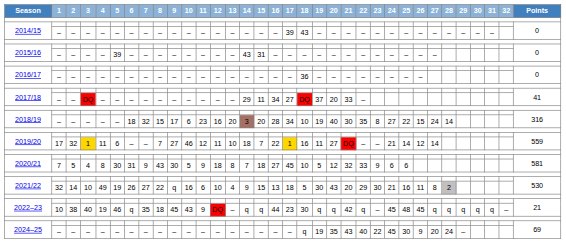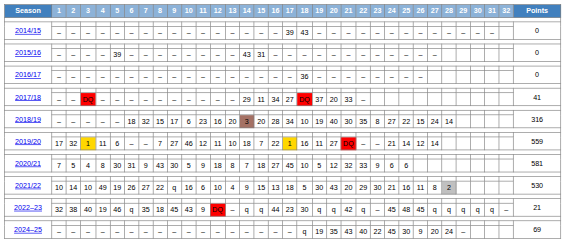(59, 187) 32 -> (59, 187) 10
(59, 209) 10 -> (59, 209) 32
